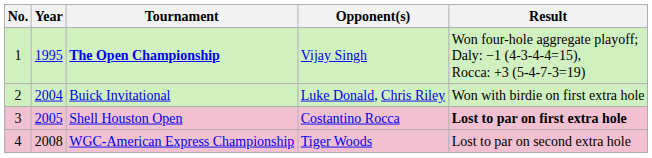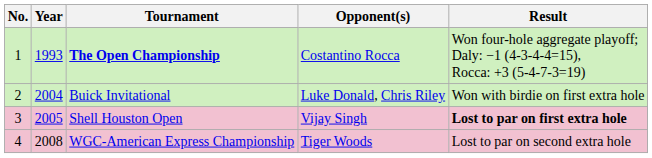(49, 55) 1995 -> (49, 55) 1993
(334, 55) Vijay Singh -> (350, 55) Costantino Rocca
(350, 118) Costantino Rocca -> (334, 118) Vijay Singh
